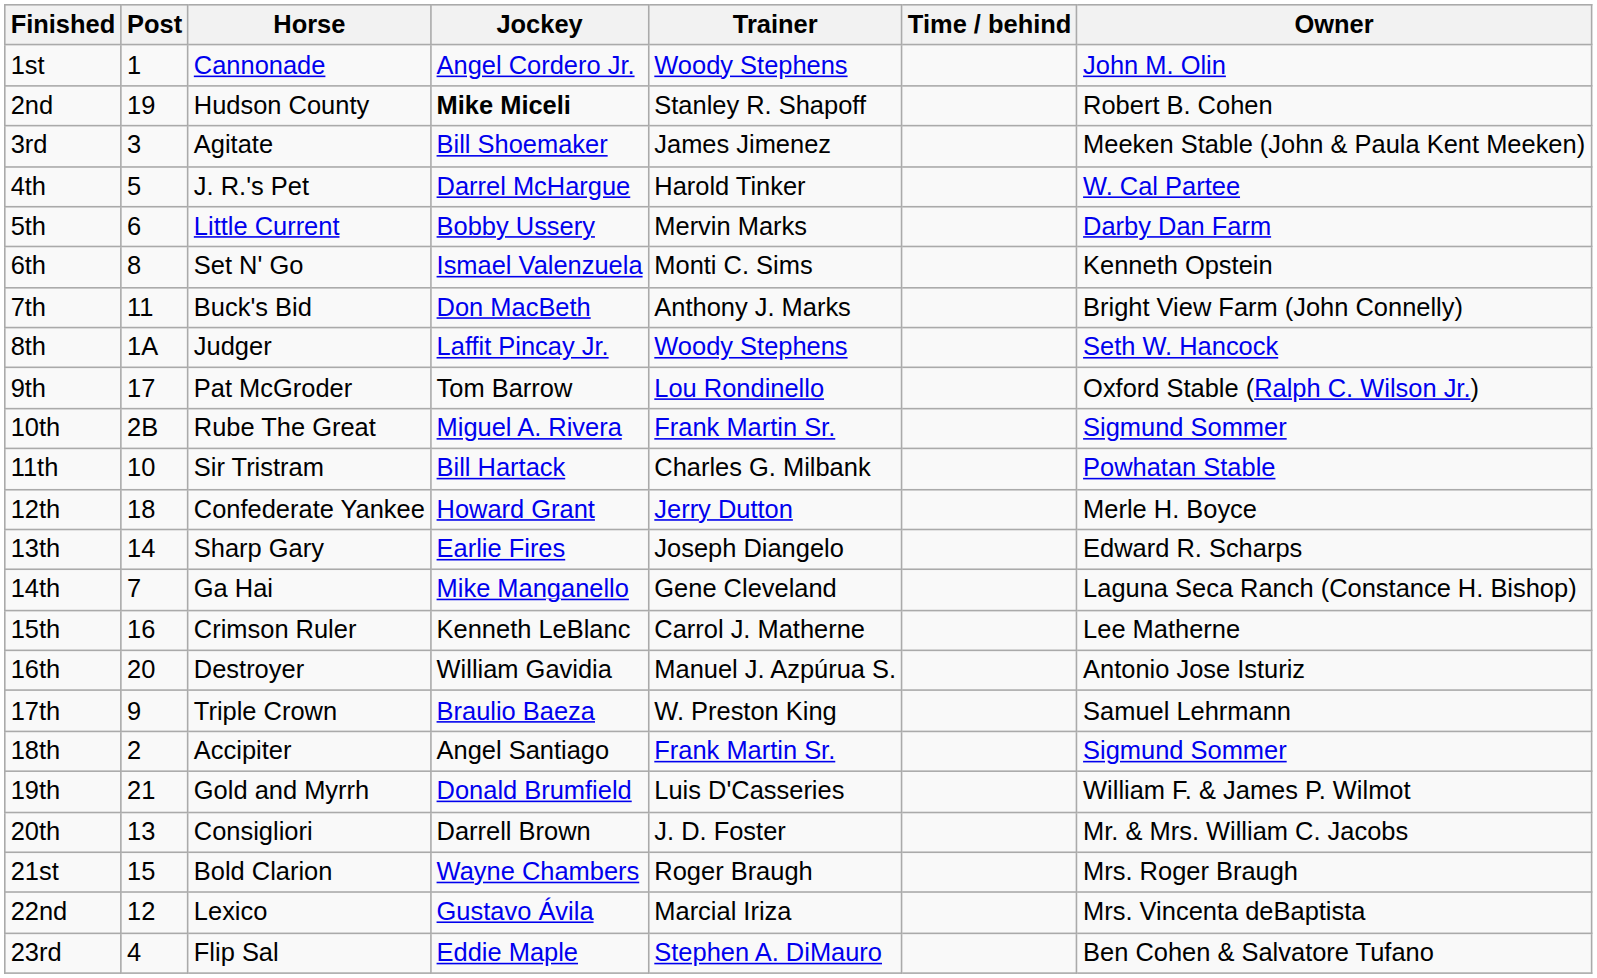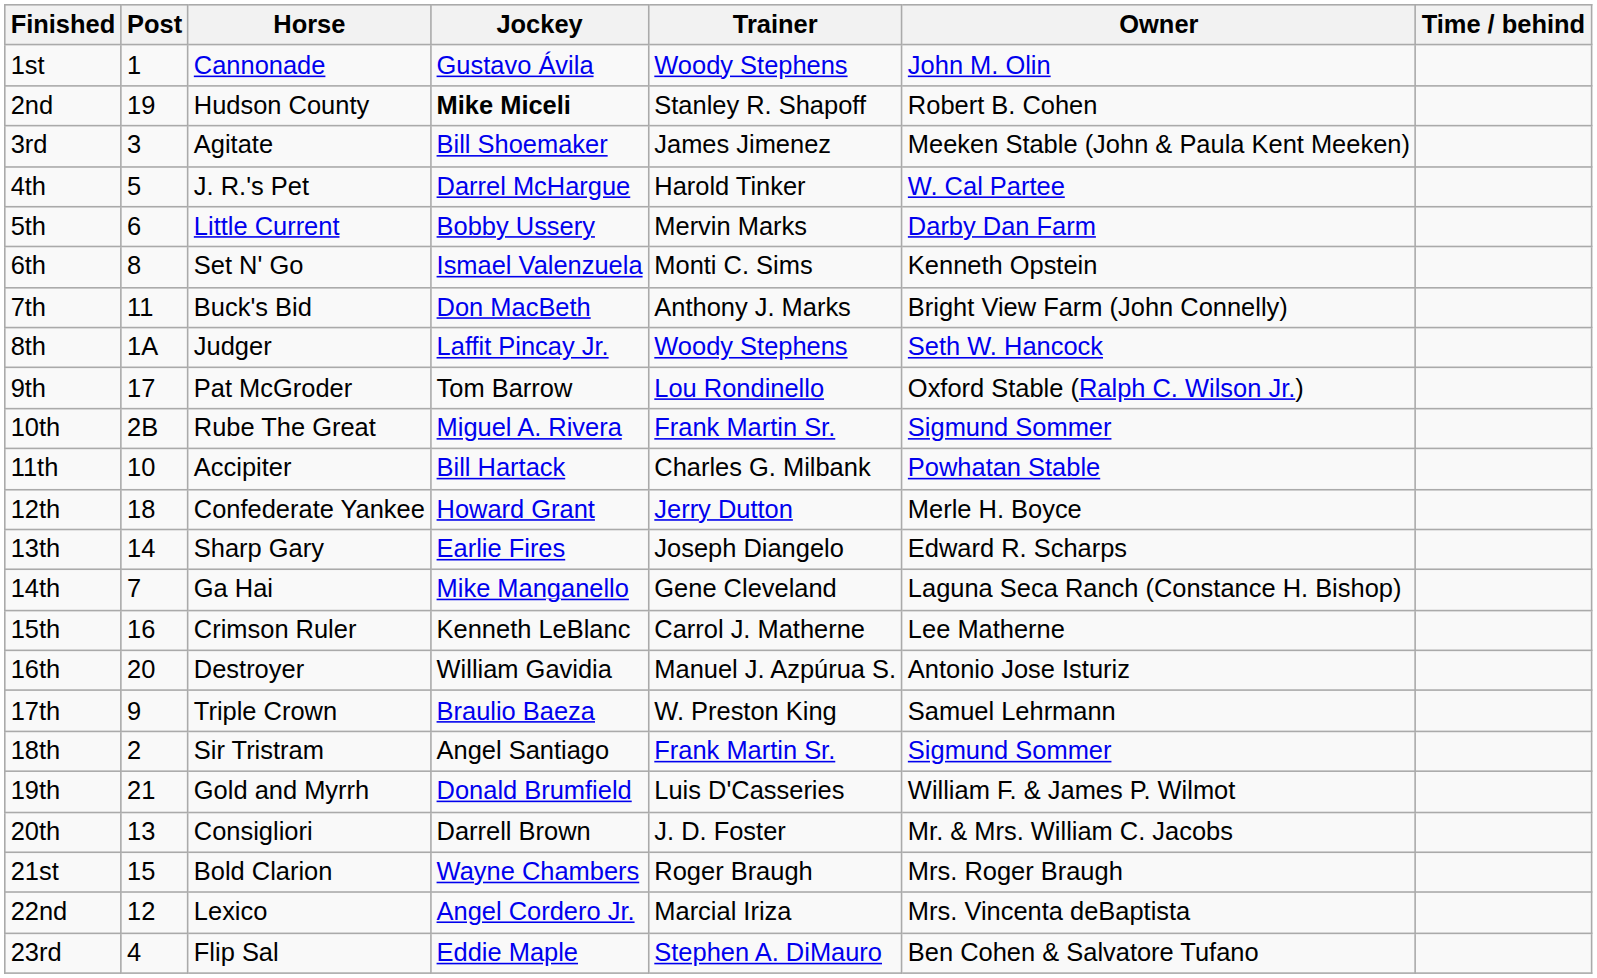columns swapped: (1334, 24) <-> (990, 24)
(536, 65) Angel Cordero Jr. -> (515, 65) Gustavo Ávila
(259, 468) Sir Tristram -> (243, 468) Accipiter
(243, 750) Accipiter -> (259, 750) Sir Tristram
(515, 912) Gustavo Ávila -> (536, 912) Angel Cordero Jr.
